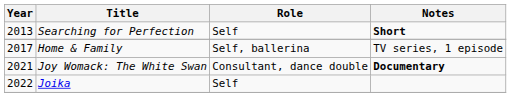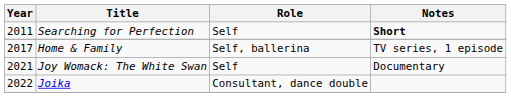(20, 31) 2013 -> (20, 31) 2011
(290, 66) Consultant, dance double -> (225, 66) Self
(409, 66) bold -> (409, 66) normal
(225, 84) Self -> (290, 84) Consultant, dance double
